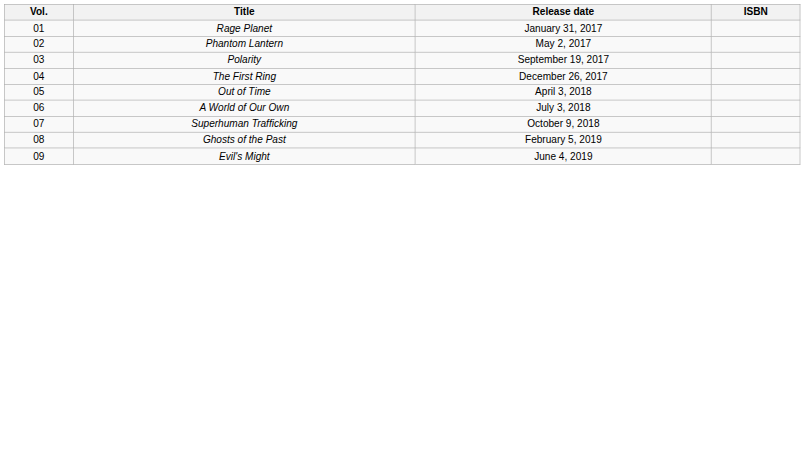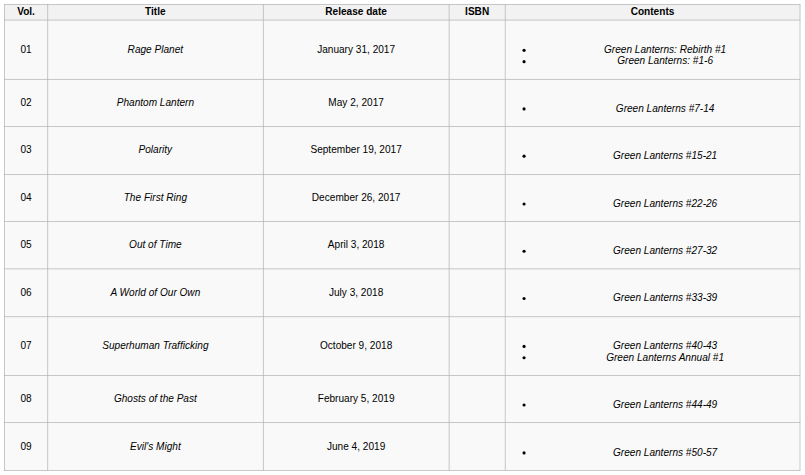+ column: (653, 12)
